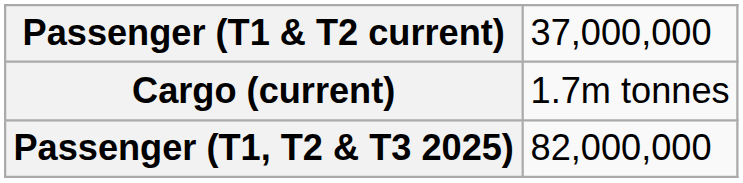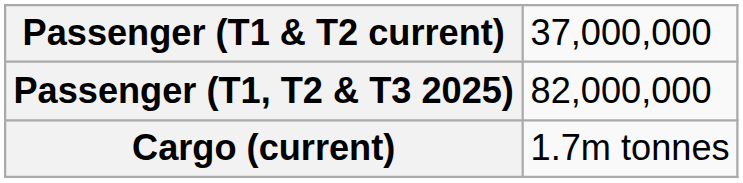rows swapped: (264, 147) <-> (264, 90)
